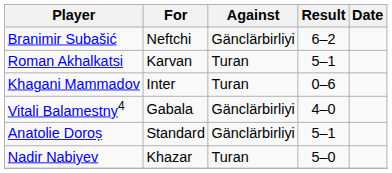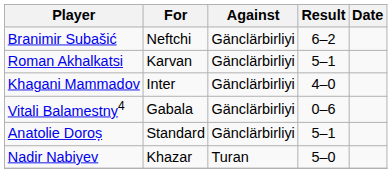(230, 61) Turan -> (253, 61) Gänclärbirliyi
(230, 84) Turan -> (253, 84) Gänclärbirliyi
(323, 84) 0–6 -> (323, 84) 4–0
(323, 109) 4–0 -> (323, 109) 0–6
